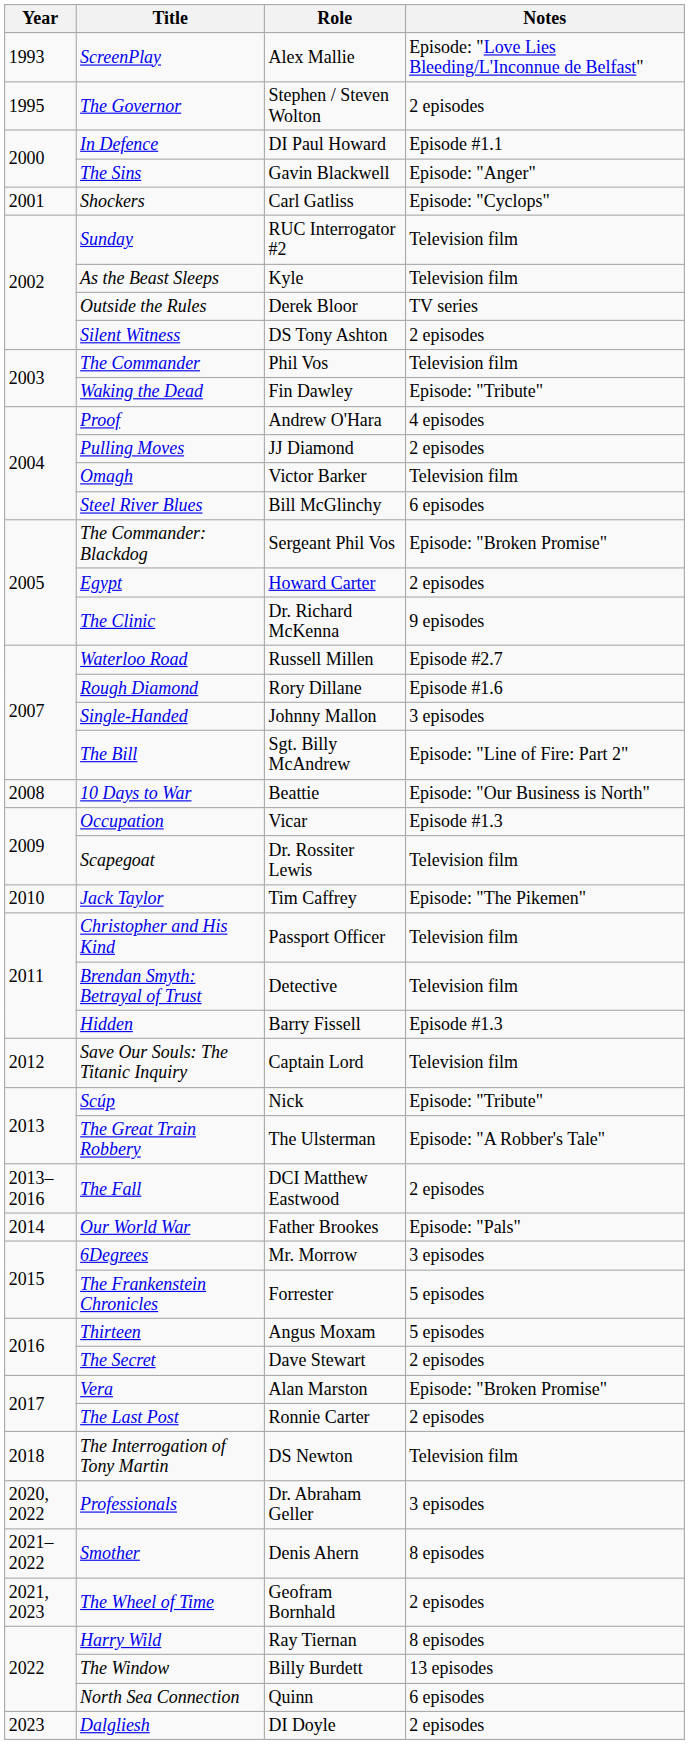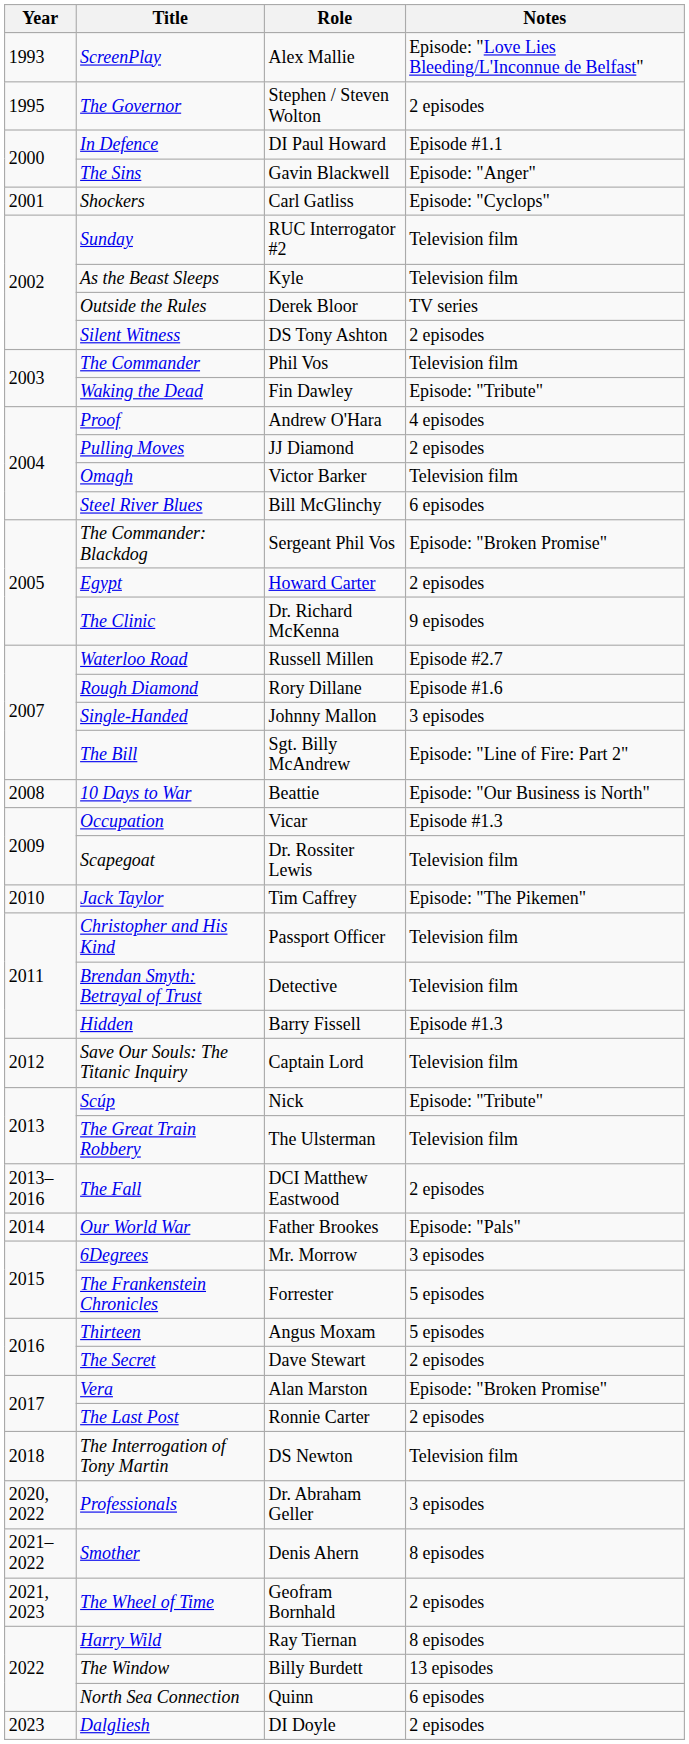(507, 1139) Episode: "A Robber's Tale" -> (464, 1139) Television film
